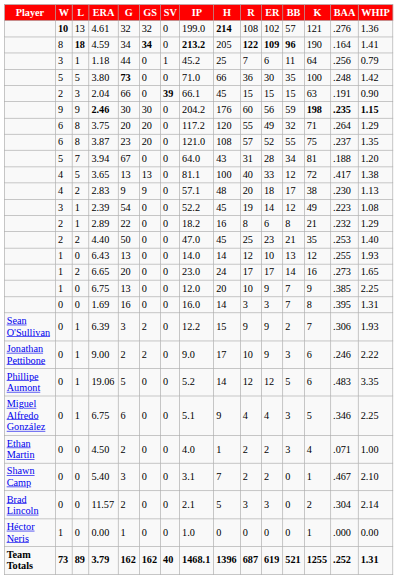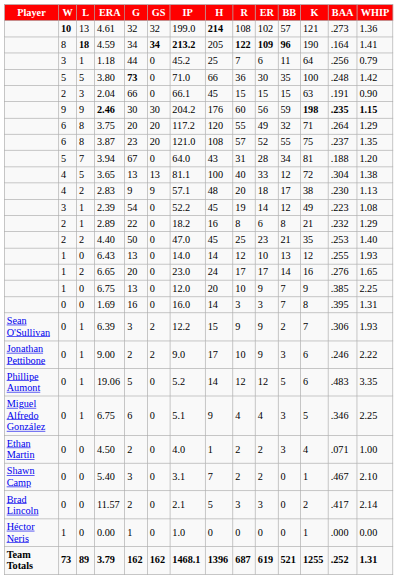- column: (170, 12)
(342, 28) .276 -> (340, 28) .273
(342, 175) .417 -> (340, 175) .304
(342, 272) .273 -> (340, 272) .276
(342, 505) .304 -> (340, 505) .417
